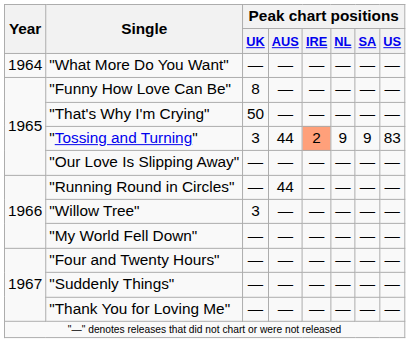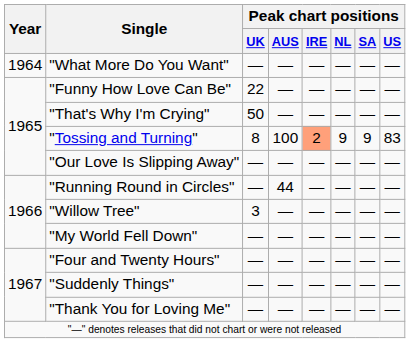(256, 89) 8 -> (256, 89) 22
(256, 138) 3 -> (256, 138) 8
(285, 138) 44 -> (285, 138) 100
